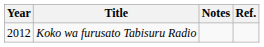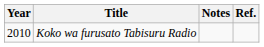(19, 32) 2012 -> (19, 32) 2010
